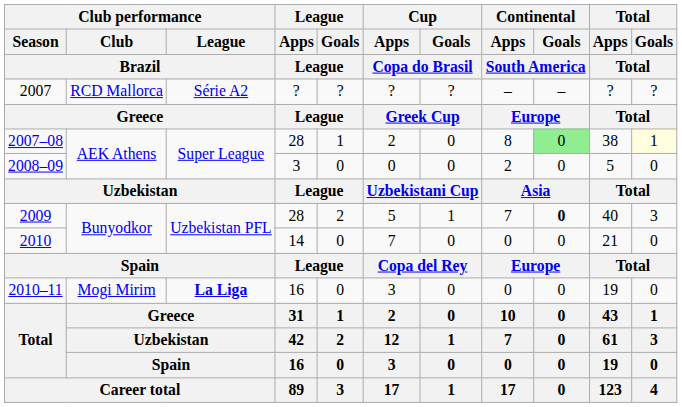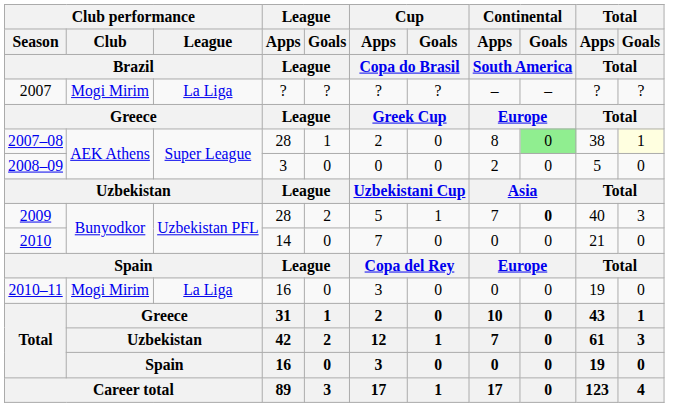(117, 91) RCD Mallorca -> (110, 91) Mogi Mirim
(221, 91) Série A2 -> (208, 91) La Liga
(221, 290) bold -> (208, 290) normal
